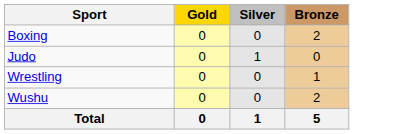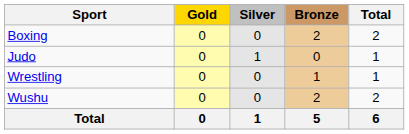+ column: (376, 14)
